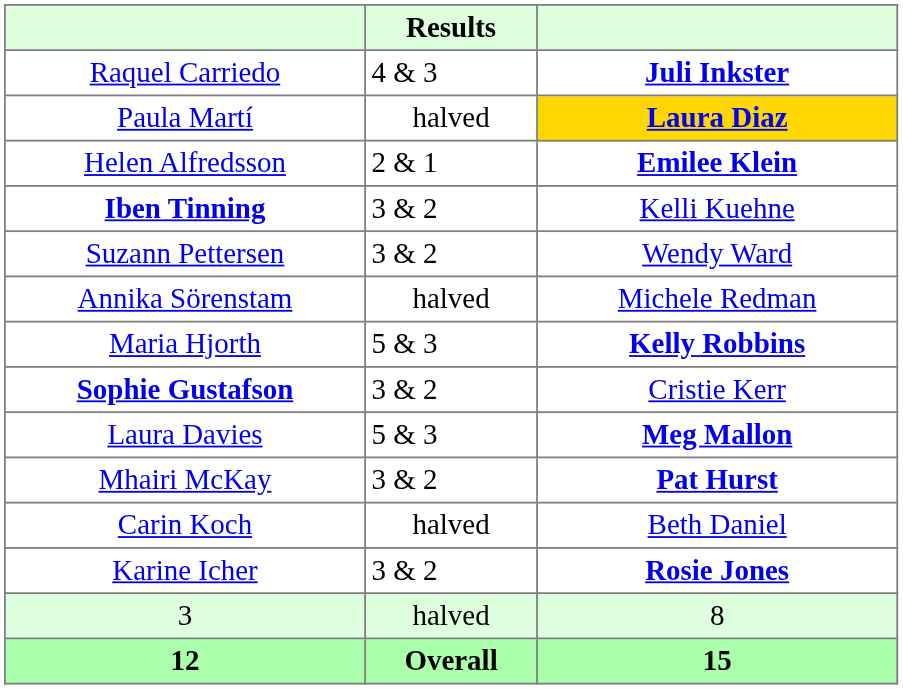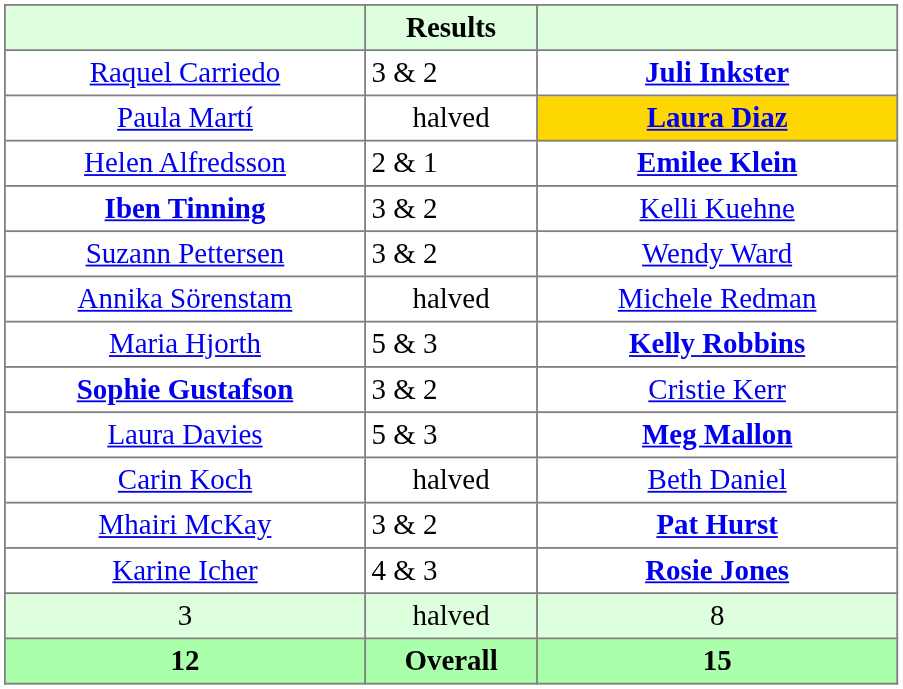(404, 72) 4 & 3 -> (404, 72) 3 & 2
rows swapped: (185, 479) <-> (185, 524)
(404, 570) 3 & 2 -> (404, 570) 4 & 3
